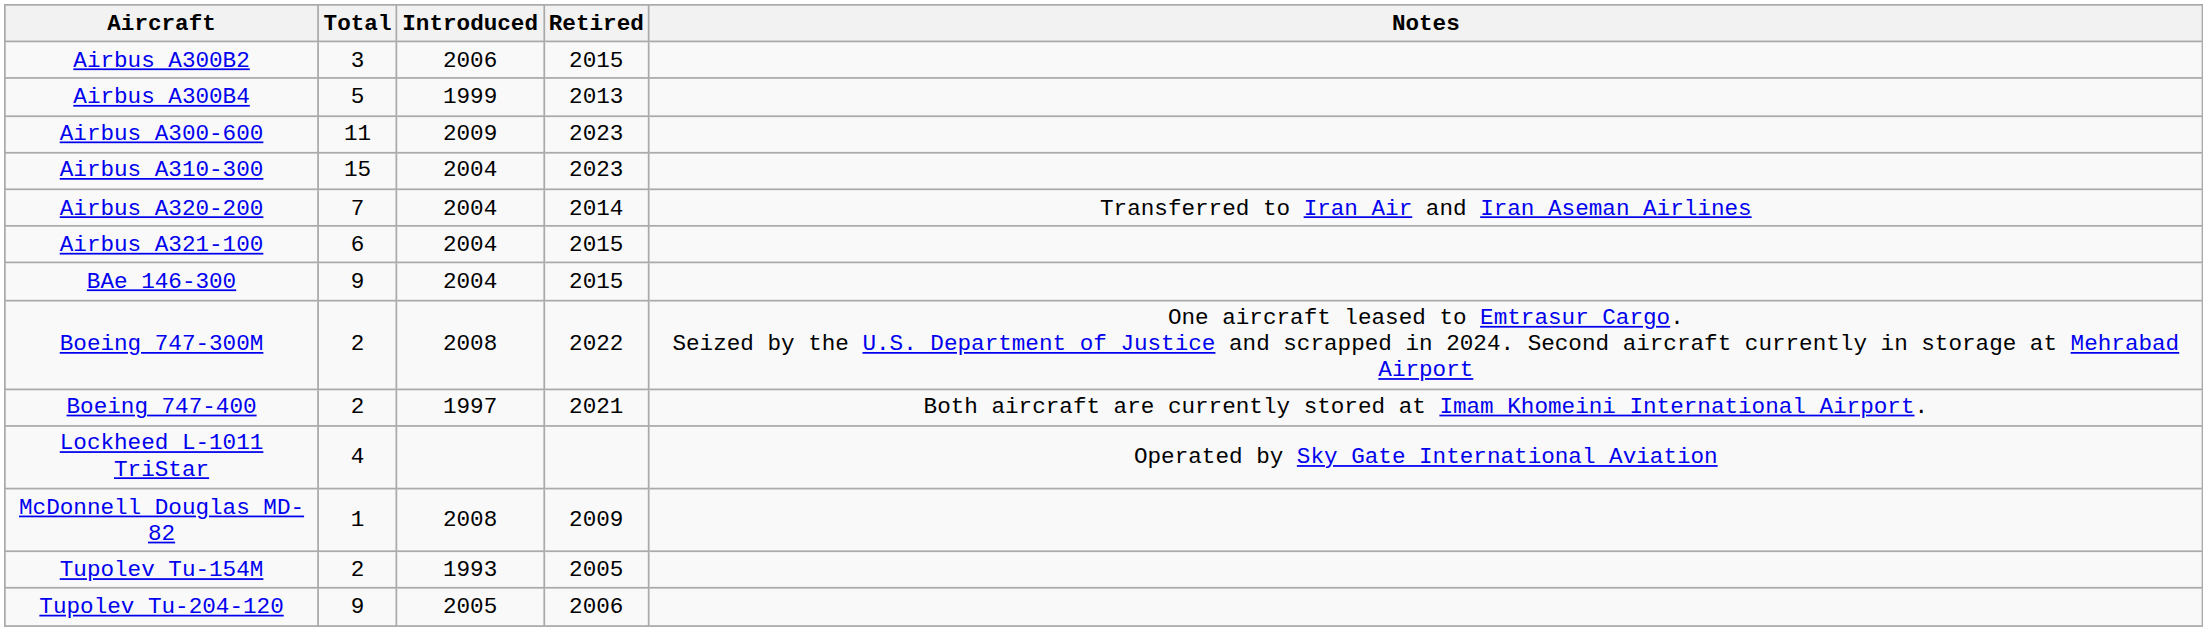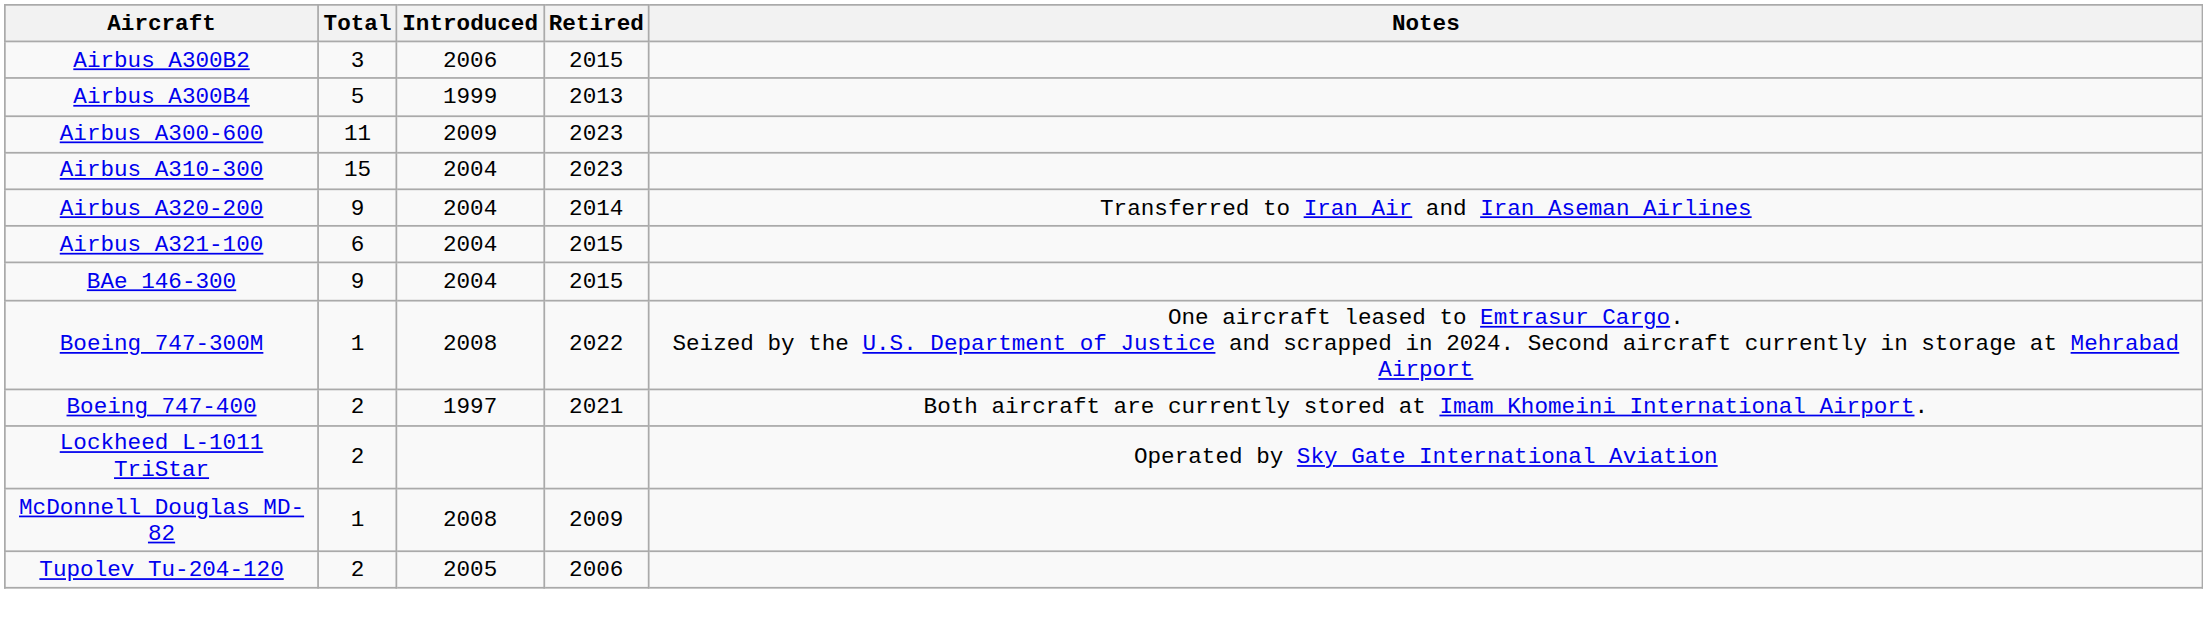(358, 208) 7 -> (358, 208) 9
(358, 344) 2 -> (358, 344) 1
(358, 457) 4 -> (358, 457) 2
- row: (162, 570)
(358, 607) 9 -> (358, 570) 2
